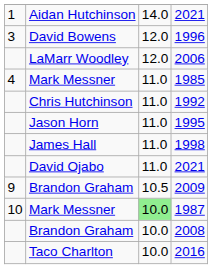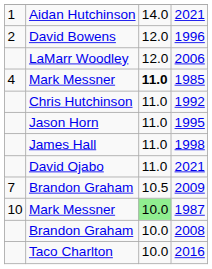(11, 36) 3 -> (11, 36) 2
(155, 79) normal -> (155, 79) bold
(11, 187) 9 -> (11, 187) 7
